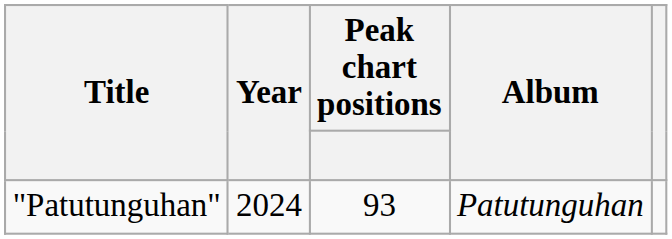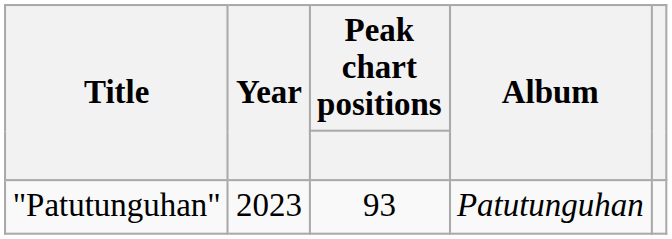(269, 205) 2024 -> (269, 205) 2023
